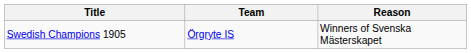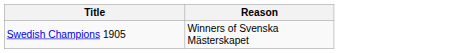- column: (251, 12)
